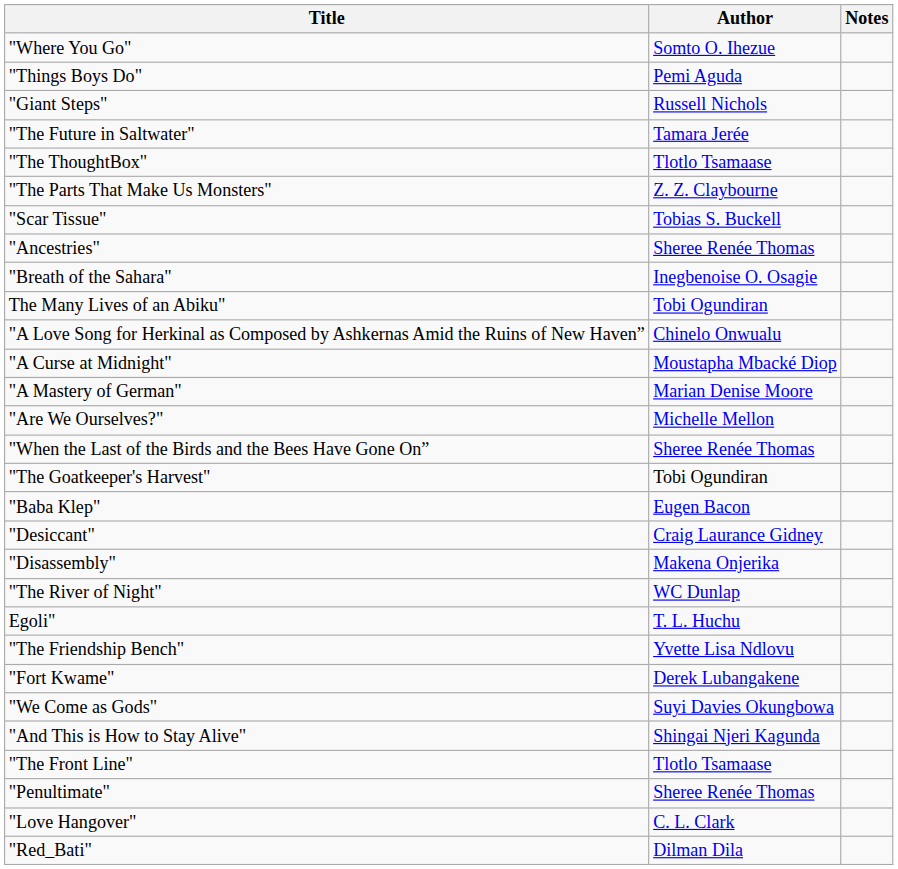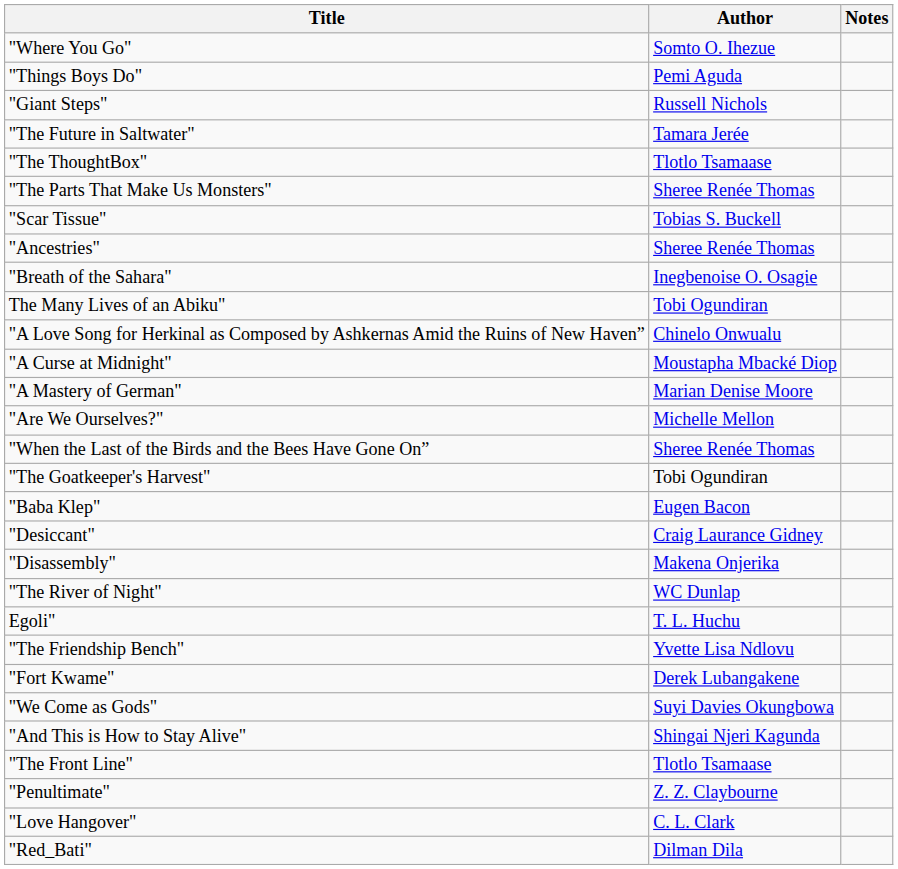(715, 190) Z. Z. Claybourne -> (734, 190) Sheree Renée Thomas
(734, 793) Sheree Renée Thomas -> (715, 793) Z. Z. Claybourne
